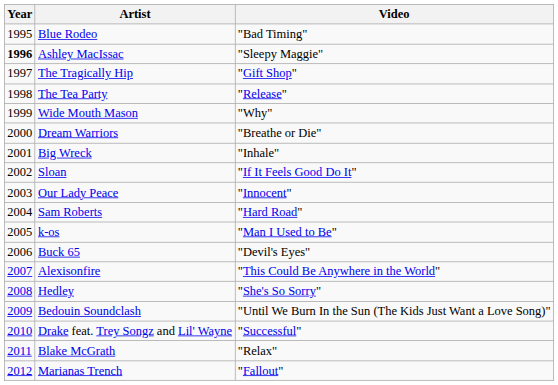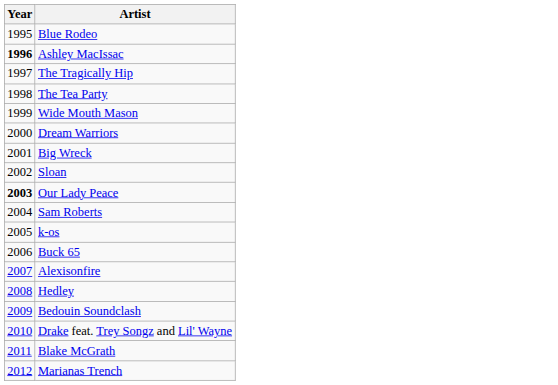- column: (394, 14)
(20, 192) normal -> (20, 192) bold
